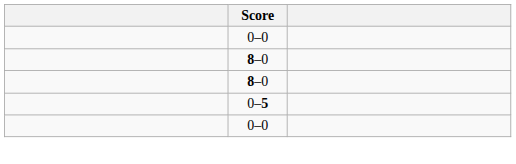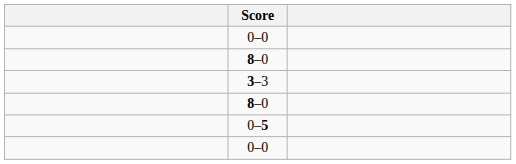+ row: (116, 82)
